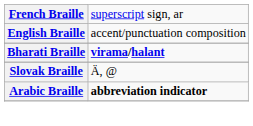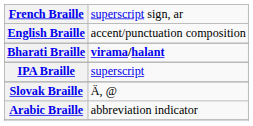+ row: (46, 71)
(149, 91) bold -> (144, 110) normal
